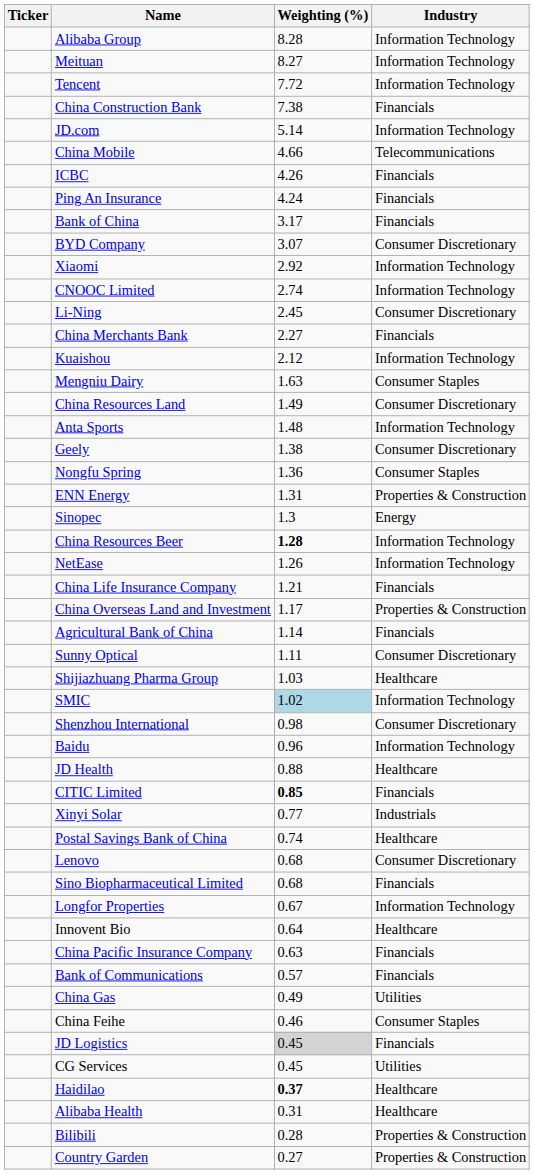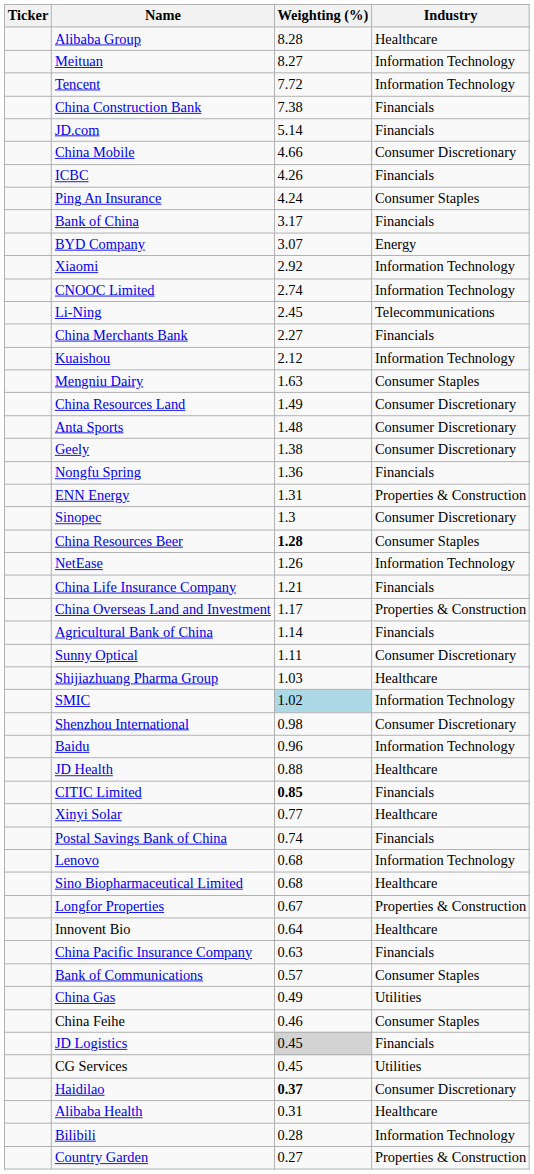(445, 38) Information Technology -> (406, 38) Healthcare
(445, 130) Information Technology -> (405, 130) Financials
(435, 152) Telecommunications -> (446, 152) Consumer Discretionary
(405, 198) Financials -> (427, 198) Consumer Staples
(446, 244) Consumer Discretionary -> (396, 244) Energy
(446, 312) Consumer Discretionary -> (435, 312) Telecommunications
(445, 426) Information Technology -> (446, 426) Consumer Discretionary
(427, 472) Consumer Staples -> (405, 472) Financials
(396, 518) Energy -> (446, 518) Consumer Discretionary
(445, 541) Information Technology -> (427, 541) Consumer Staples
(405, 815) Industrials -> (406, 815) Healthcare
(406, 838) Healthcare -> (405, 838) Financials
(446, 860) Consumer Discretionary -> (445, 860) Information Technology
(405, 883) Financials -> (406, 883) Healthcare
(445, 906) Information Technology -> (451, 906) Properties & Construction
(405, 975) Financials -> (427, 975) Consumer Staples
(406, 1089) Healthcare -> (446, 1089) Consumer Discretionary
(451, 1134) Properties & Construction -> (445, 1134) Information Technology
